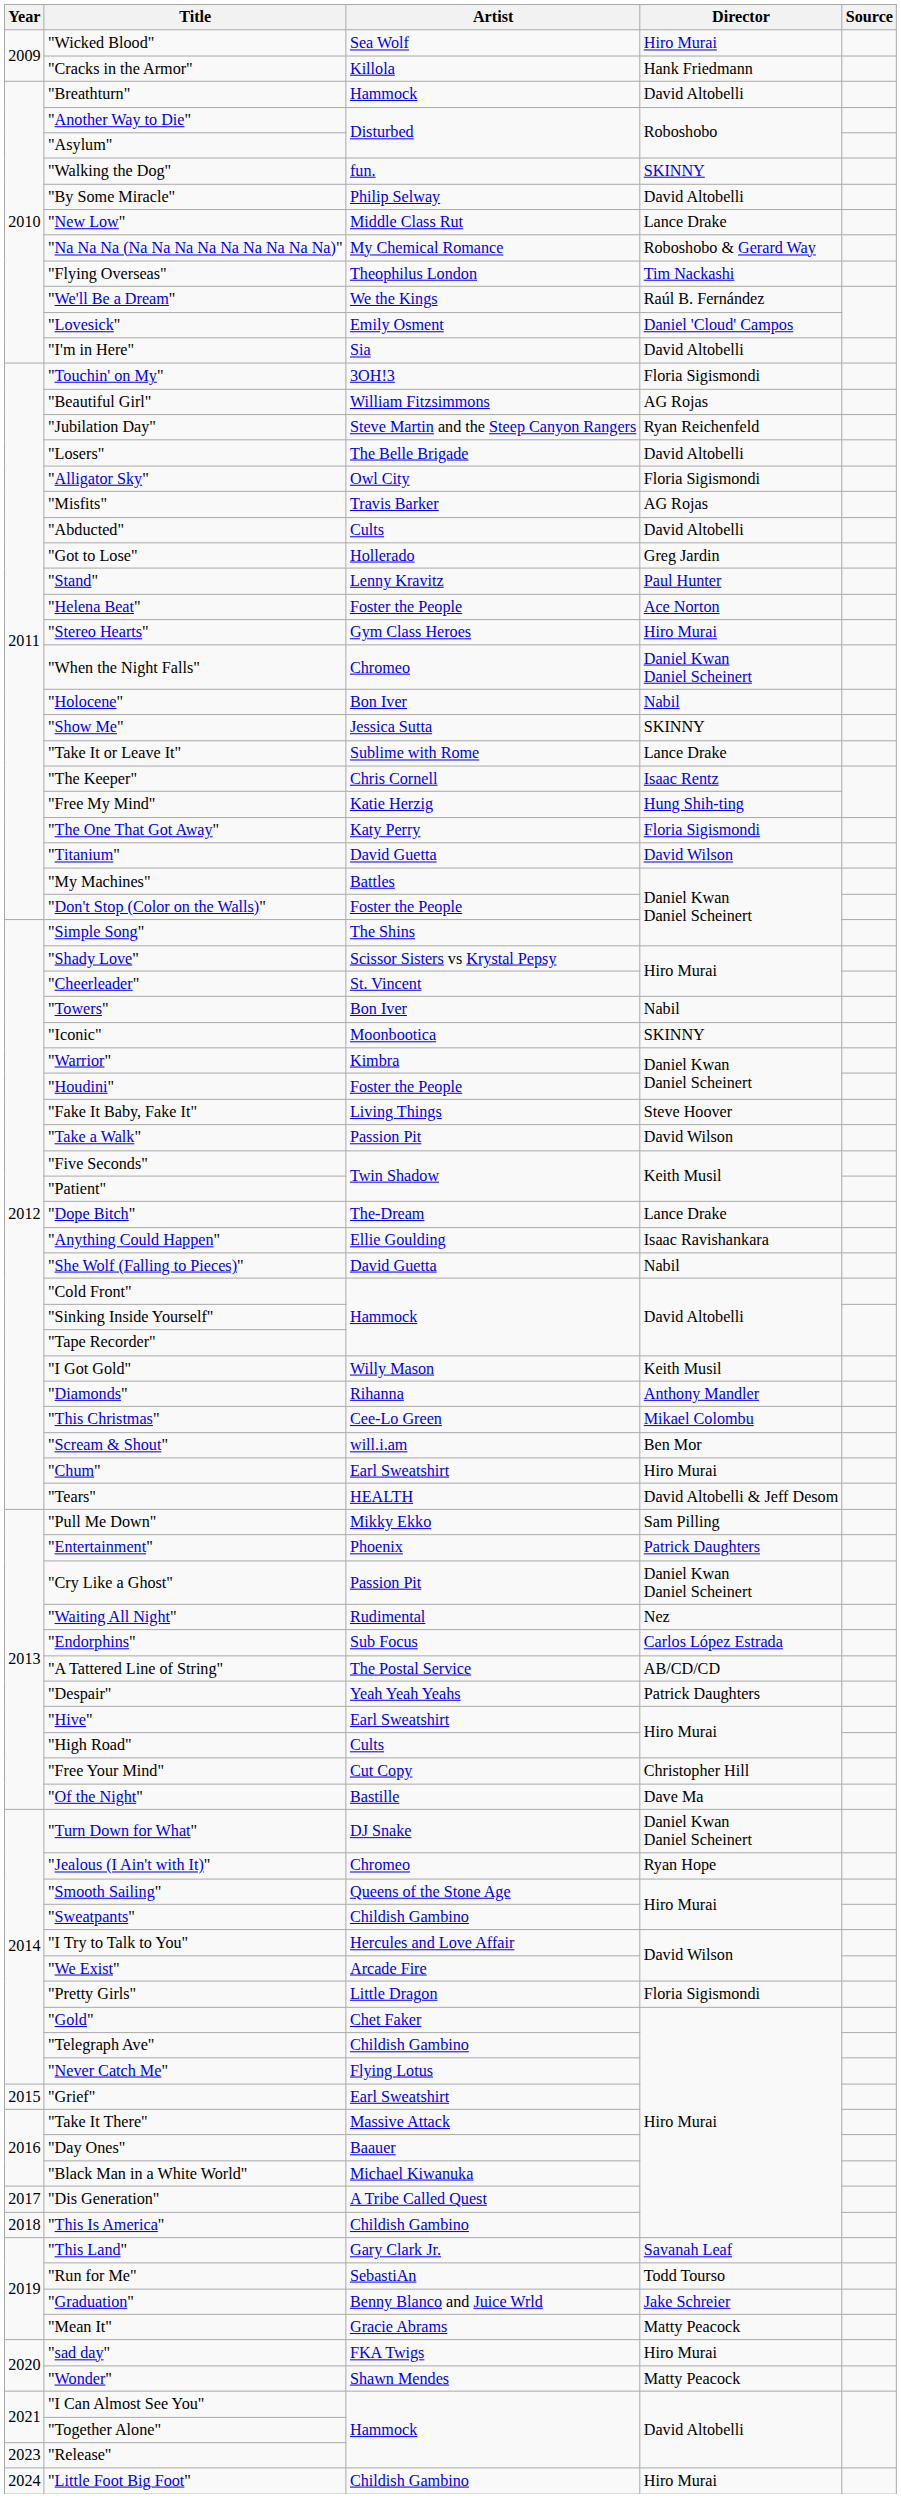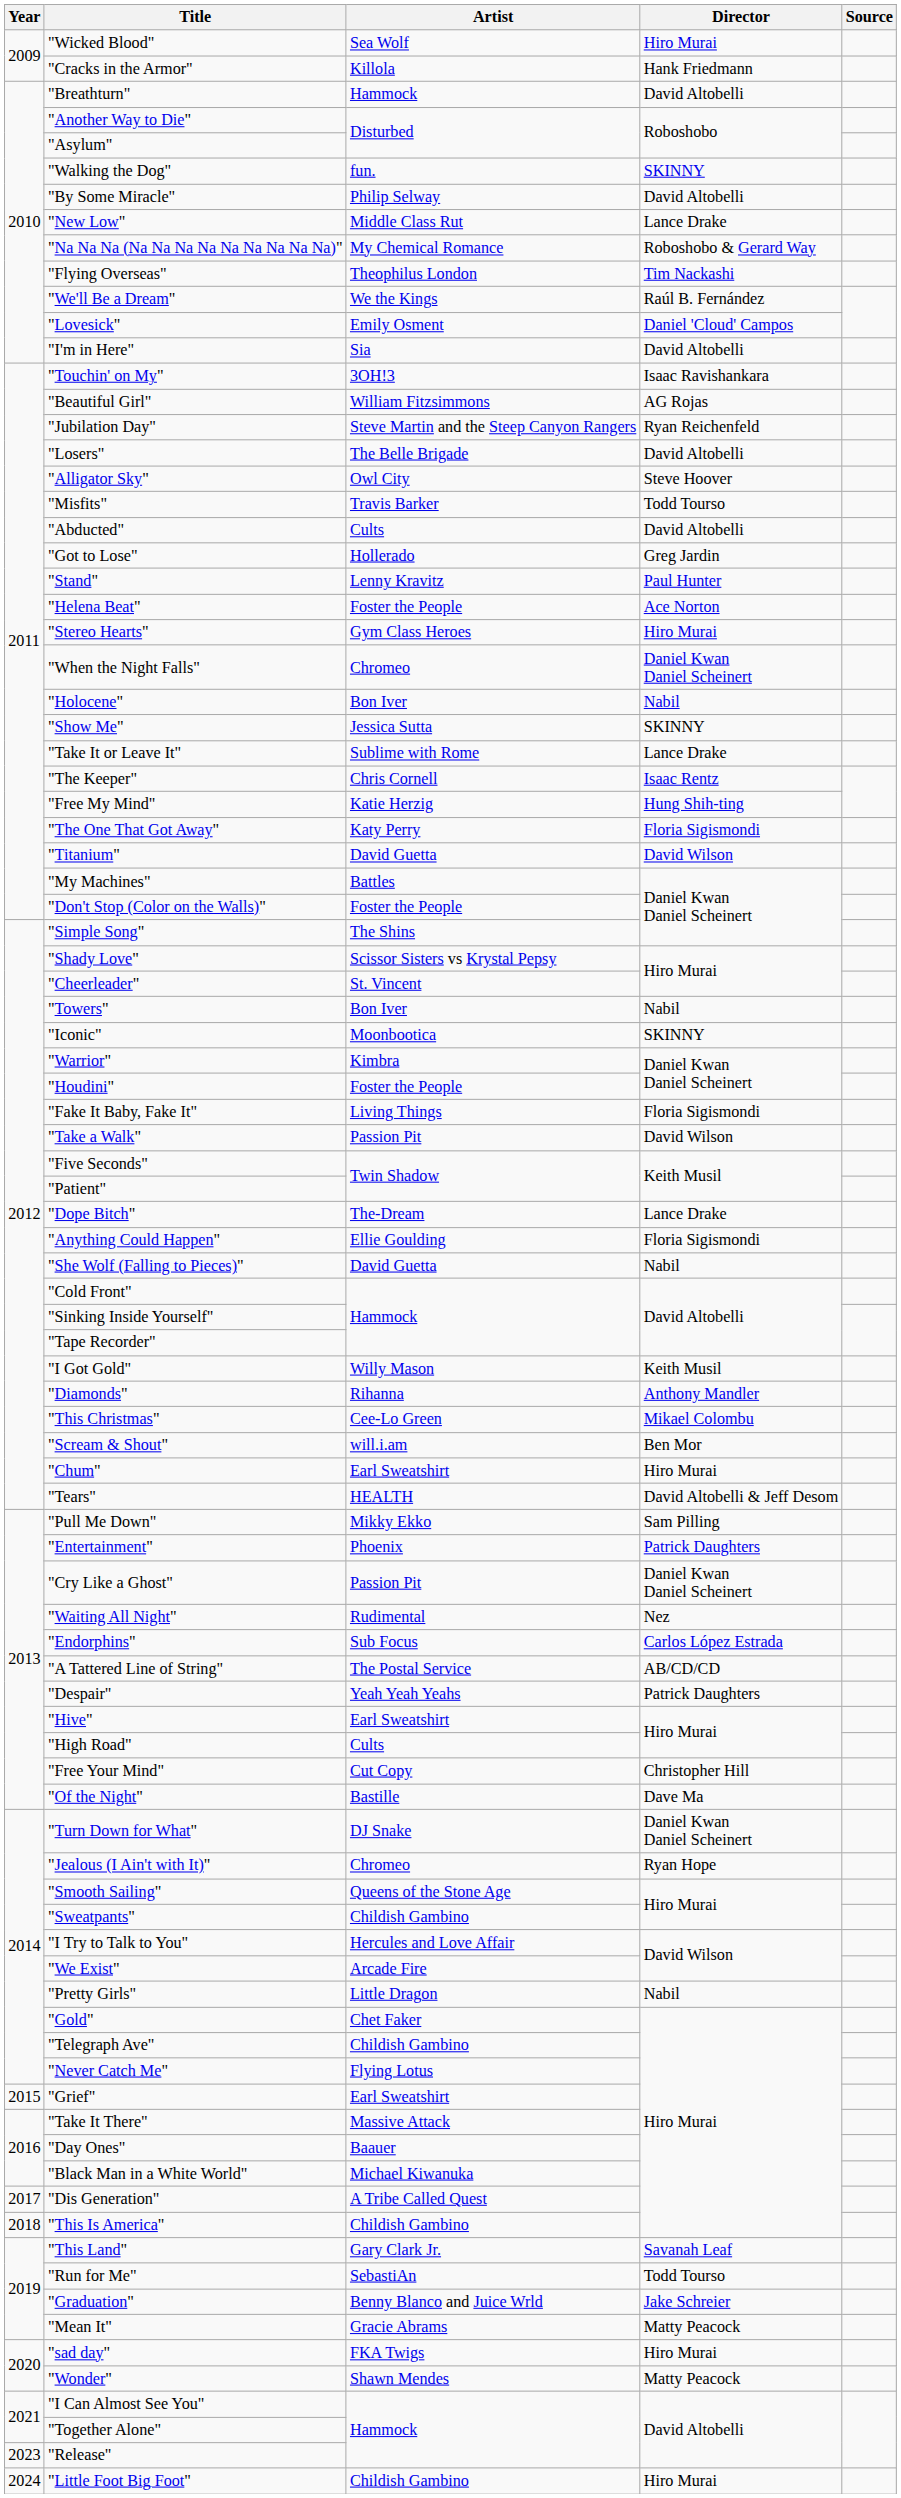(702, 376) Floria Sigismondi -> (706, 376) Isaac Ravishankara
(702, 478) Floria Sigismondi -> (688, 478) Steve Hoover
(676, 504) AG Rojas -> (684, 504) Todd Tourso
(688, 1111) Steve Hoover -> (702, 1111) Floria Sigismondi
(706, 1240) Isaac Ravishankara -> (702, 1240) Floria Sigismondi
(702, 1994) Floria Sigismondi -> (662, 1994) Nabil
